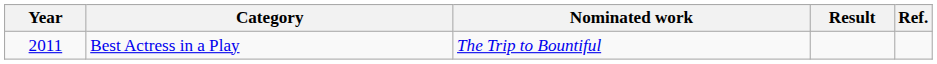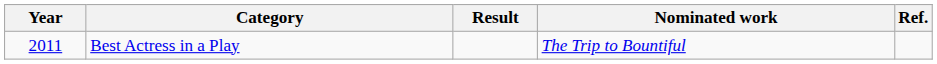columns swapped: (631, 18) <-> (852, 18)
